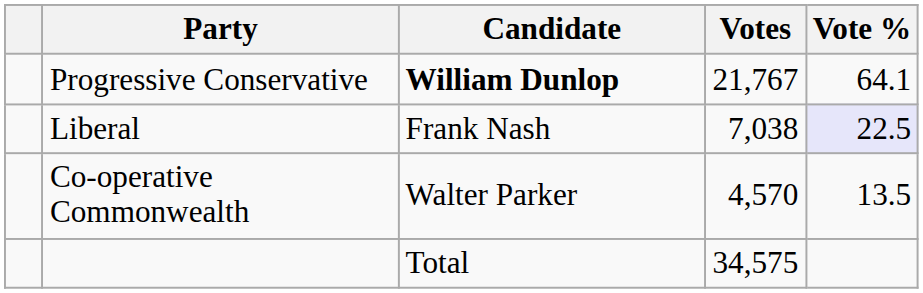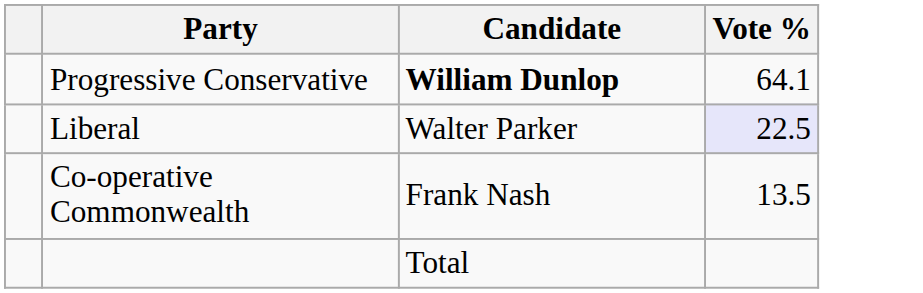- column: (755, 29)
(478, 128) Frank Nash -> (491, 128) Walter Parker
(491, 195) Walter Parker -> (478, 195) Frank Nash
